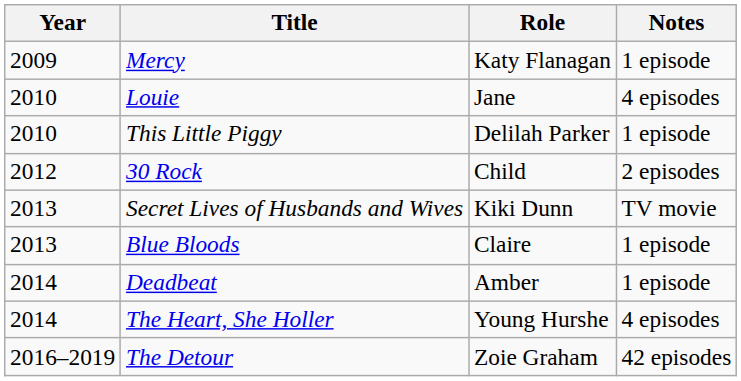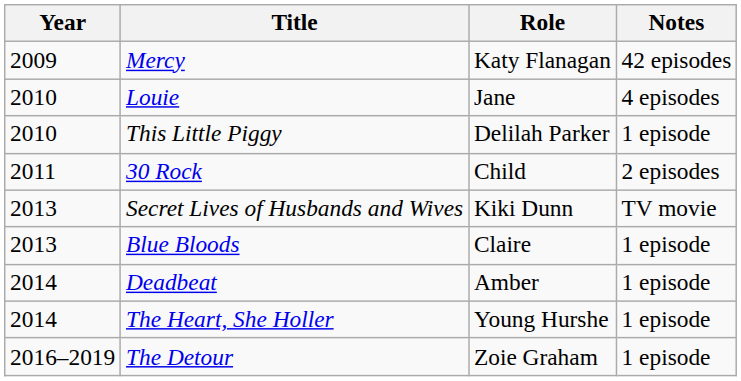(666, 60) 1 episode -> (676, 60) 42 episodes
(33, 171) 2012 -> (33, 171) 2011
(671, 319) 4 episodes -> (666, 319) 1 episode
(676, 356) 42 episodes -> (666, 356) 1 episode
